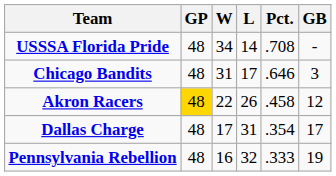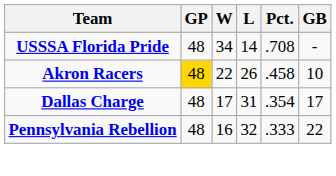- row: (93, 74)
(315, 102) 12 -> (315, 74) 10
(315, 157) 19 -> (315, 129) 22
